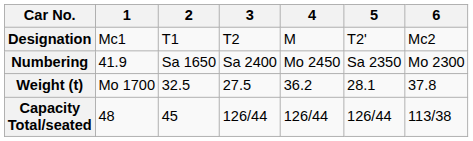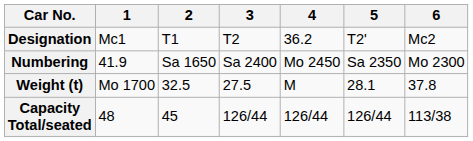(290, 39) M -> (298, 39) 36.2
(298, 85) 36.2 -> (290, 85) M
